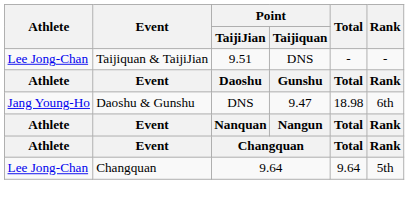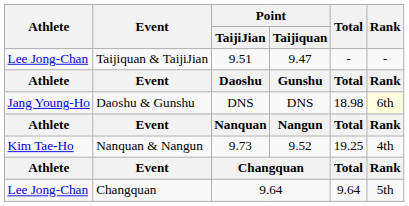(300, 59) DNS -> (300, 59) 9.47
(300, 103) 9.47 -> (300, 103) DNS
(385, 103) no background -> (385, 103) lightyellow background
+ row: (149, 146)
